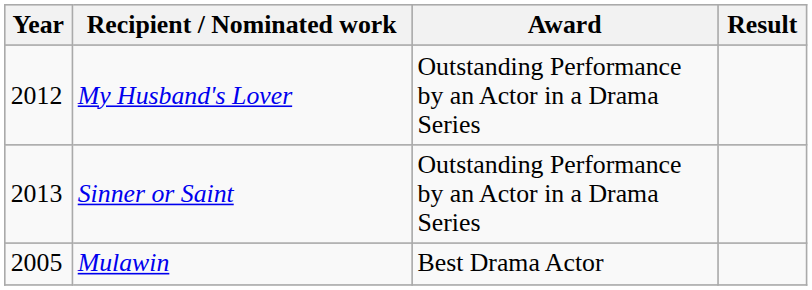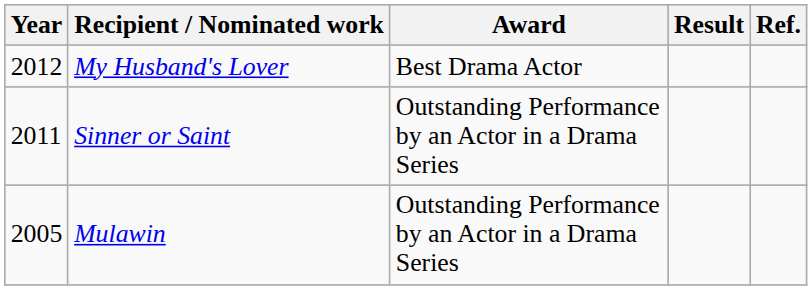+ column: (778, 24)
(550, 94) Outstanding Performance by an Actor in a Drama Series -> (489, 65) Best Drama Actor
(37, 193) 2013 -> (36, 135) 2011
(511, 263) Best Drama Actor -> (528, 234) Outstanding Performance by an Actor in a Drama Series
